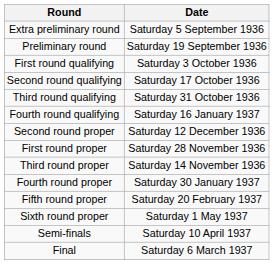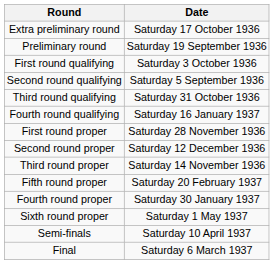(197, 30) Saturday 5 September 1936 -> (197, 30) Saturday 17 October 1936
(197, 81) Saturday 17 October 1936 -> (197, 81) Saturday 5 September 1936
rows swapped: (64, 149) <-> (64, 132)
rows swapped: (64, 183) <-> (64, 200)
